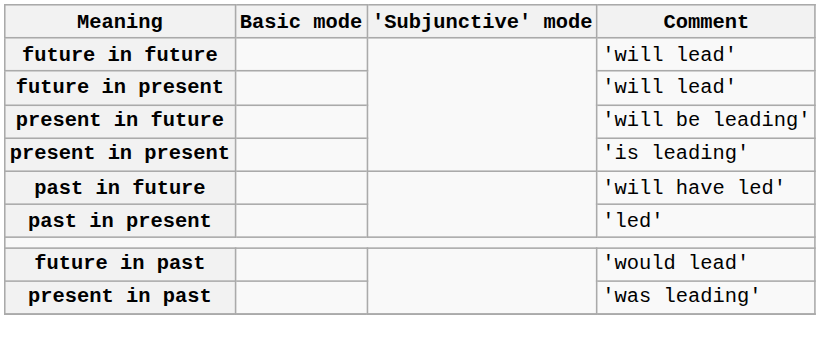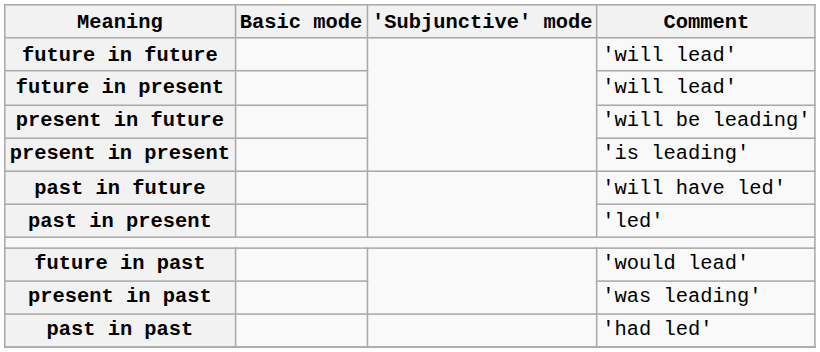+ row: (120, 331)
